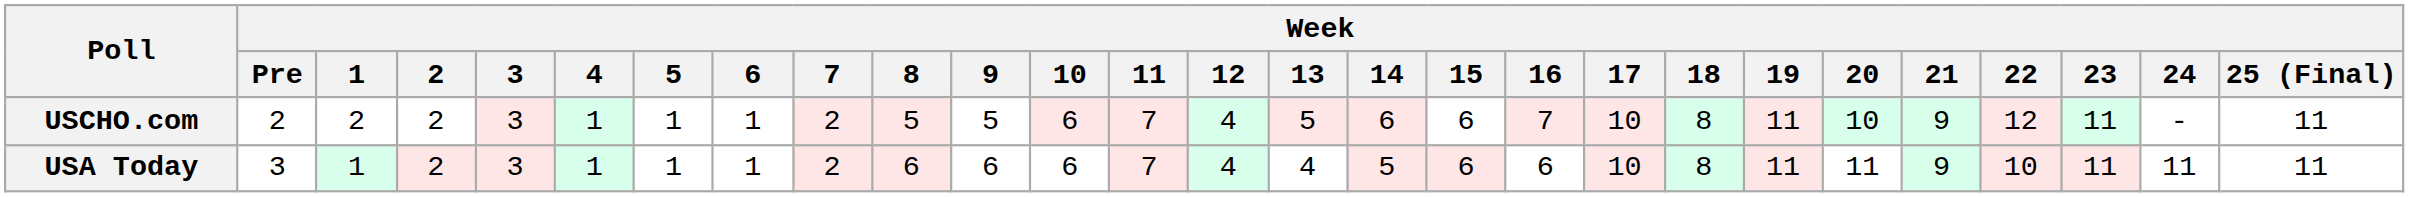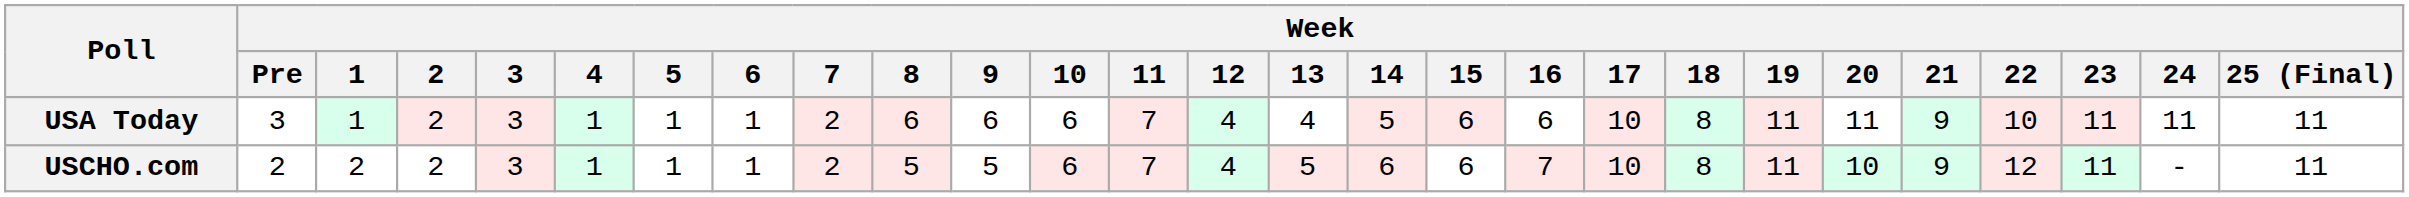rows swapped: (121, 121) <-> (121, 167)
